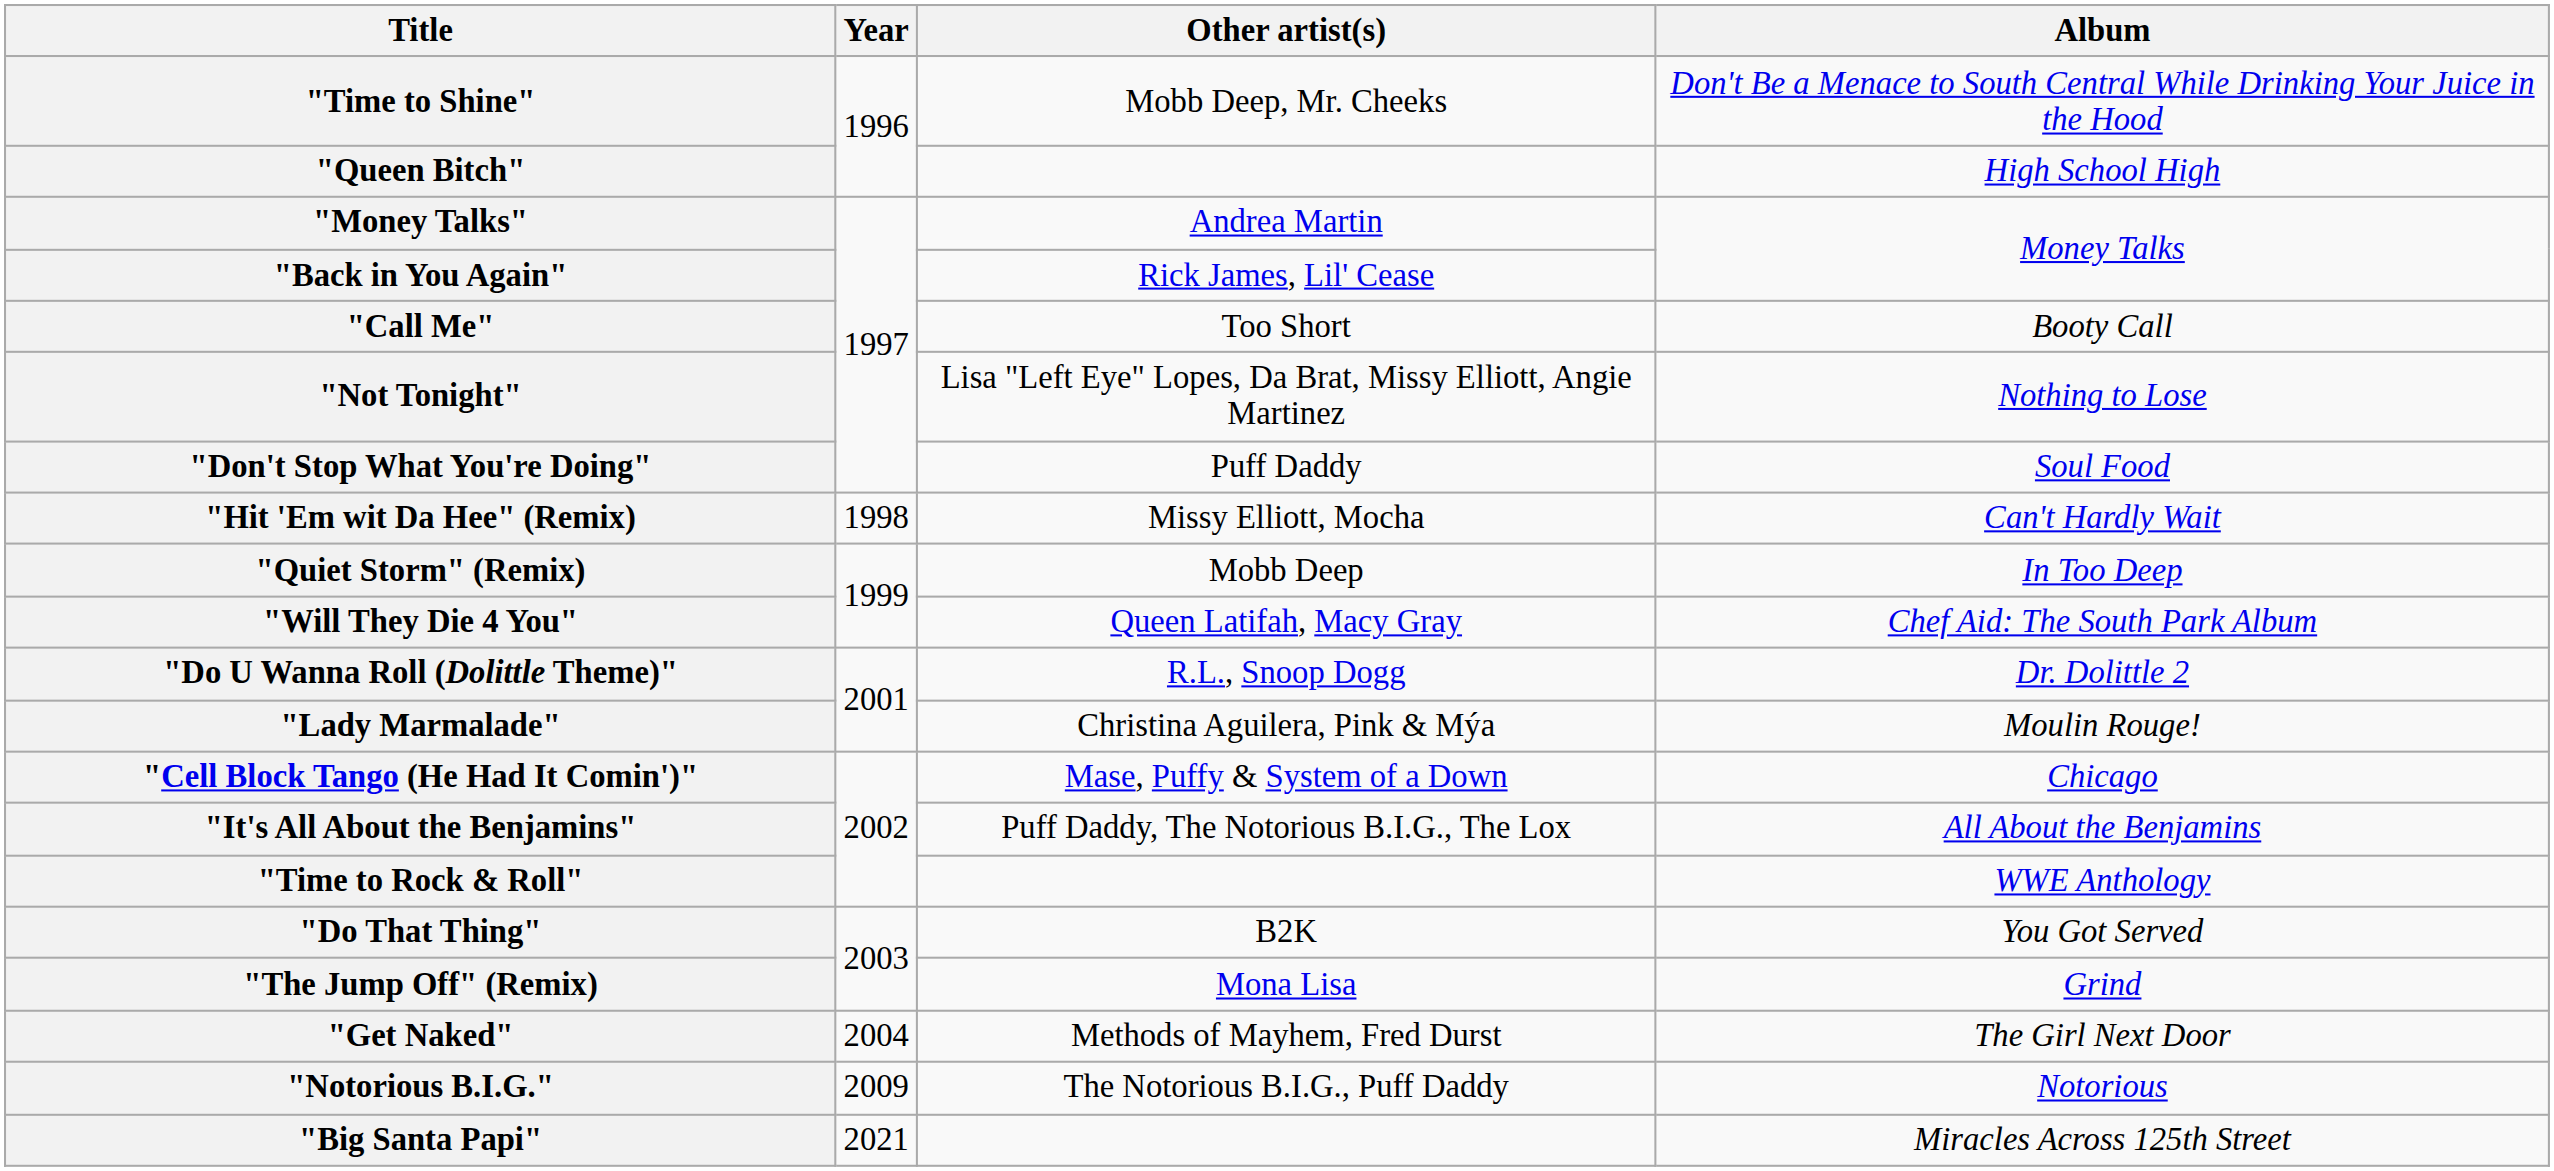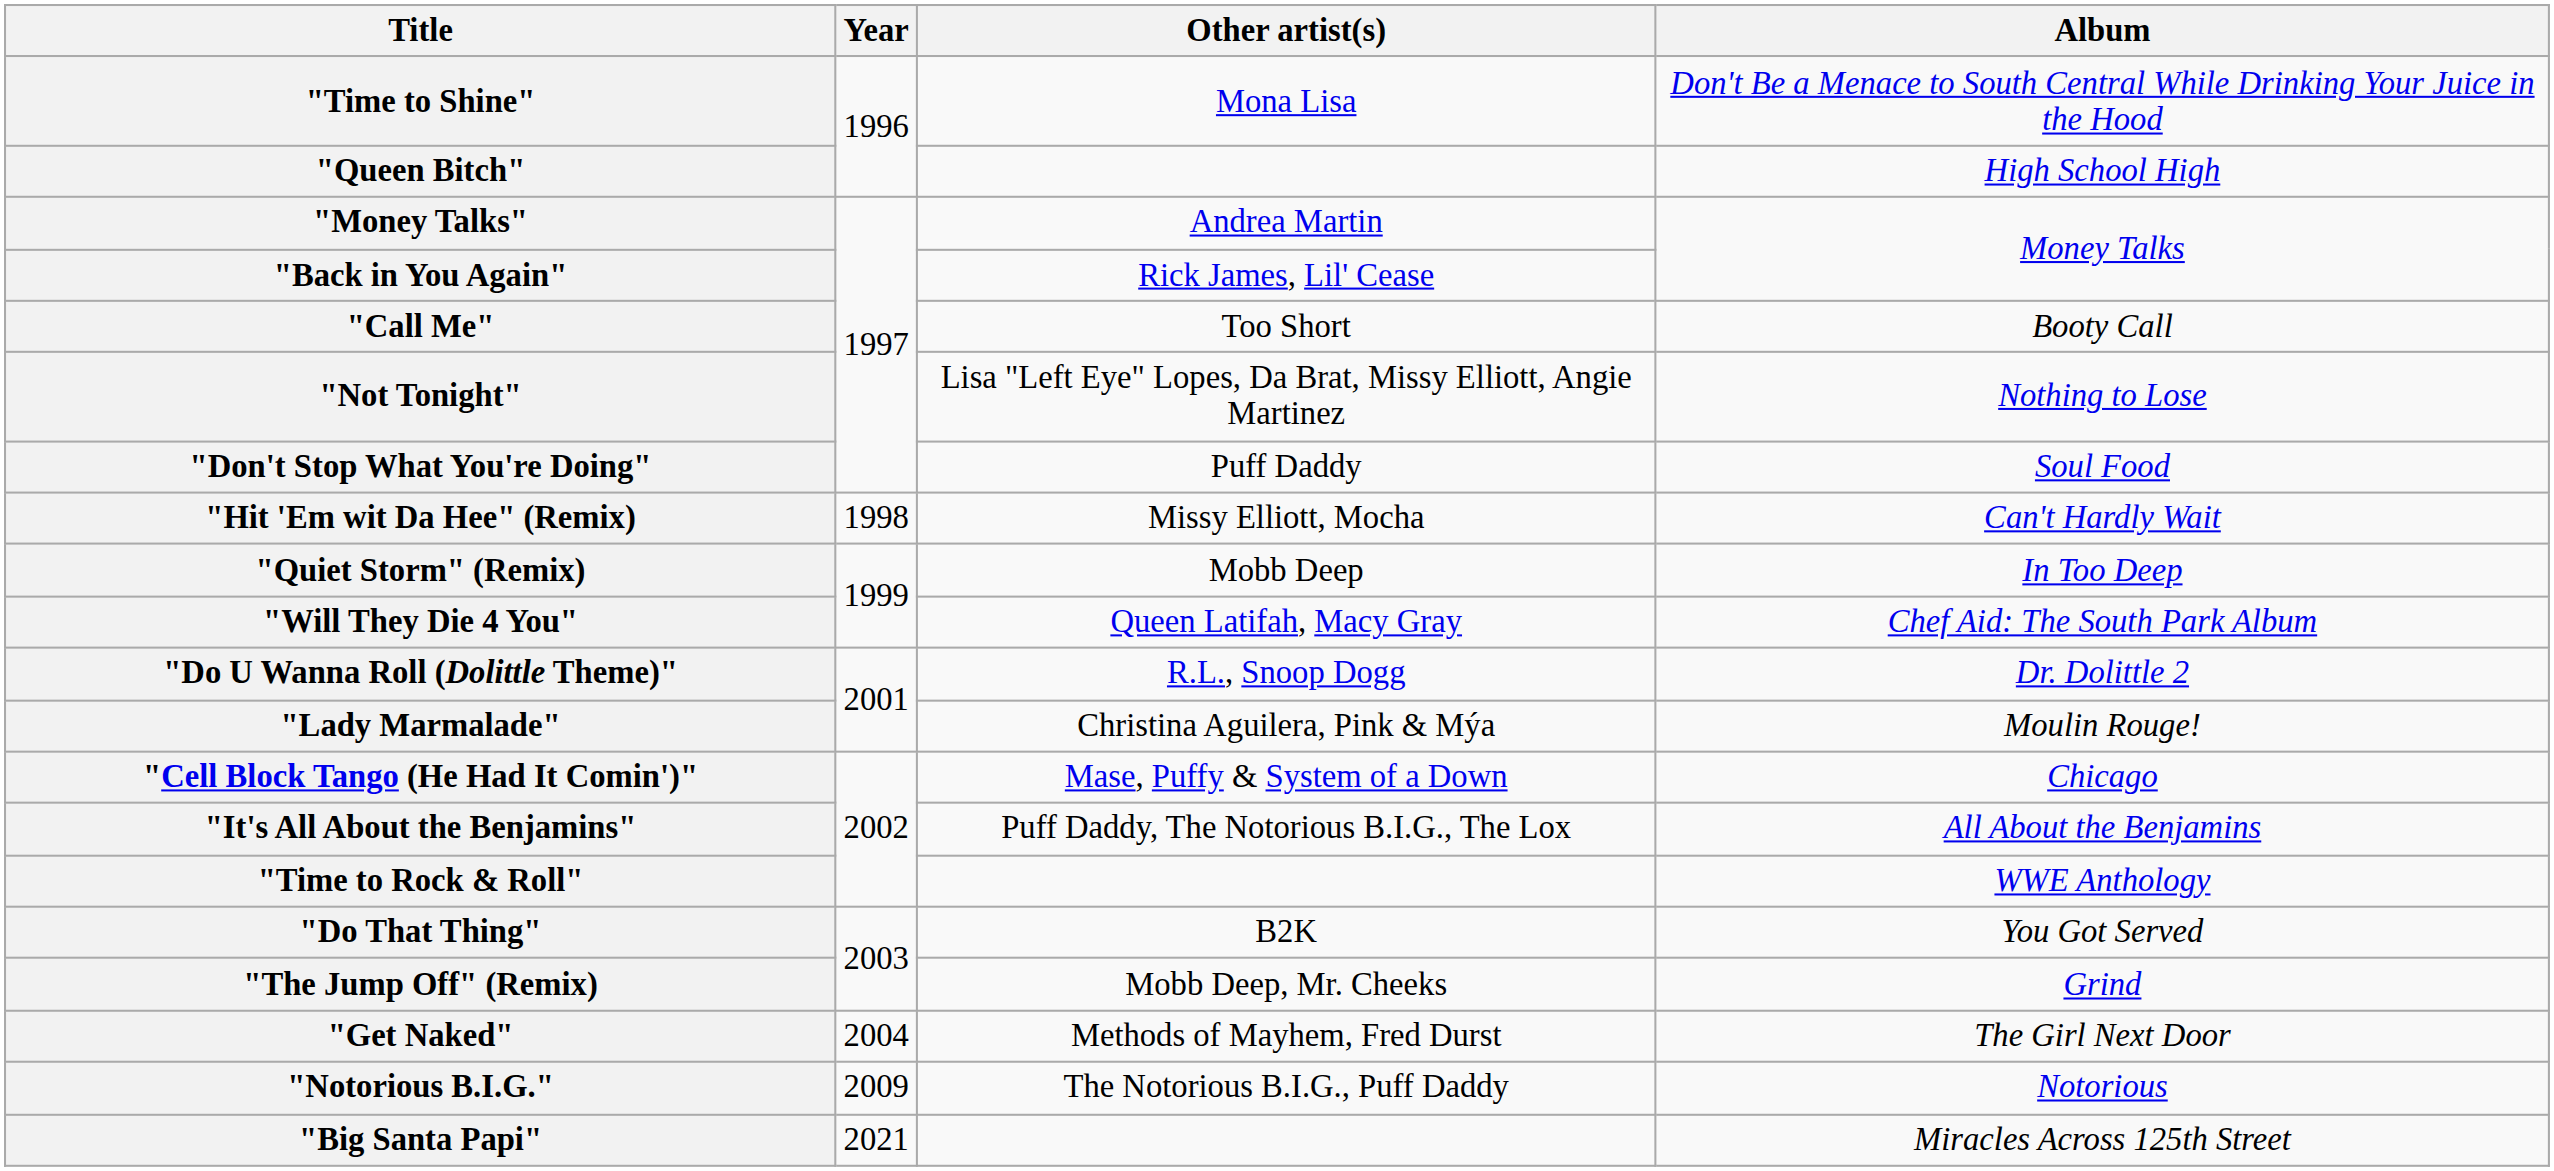(1286, 100) Mobb Deep, Mr. Cheeks -> (1286, 100) Mona Lisa
(1286, 983) Mona Lisa -> (1286, 983) Mobb Deep, Mr. Cheeks
